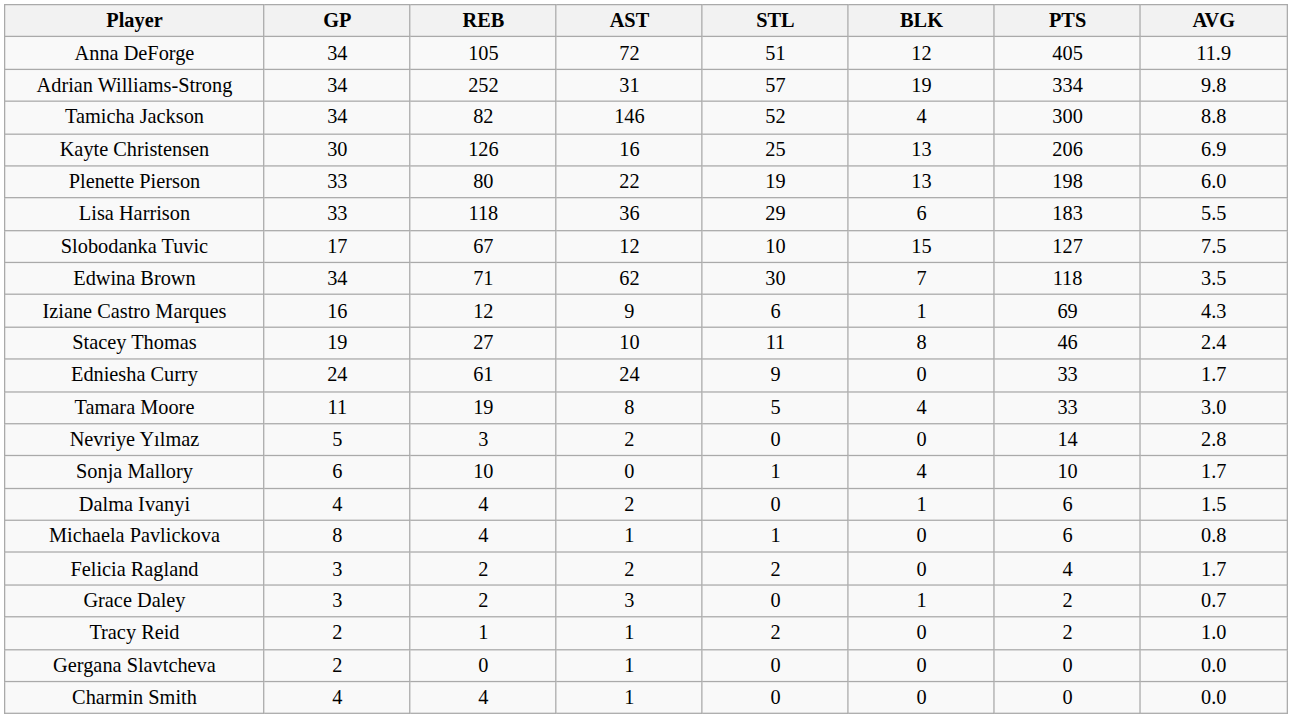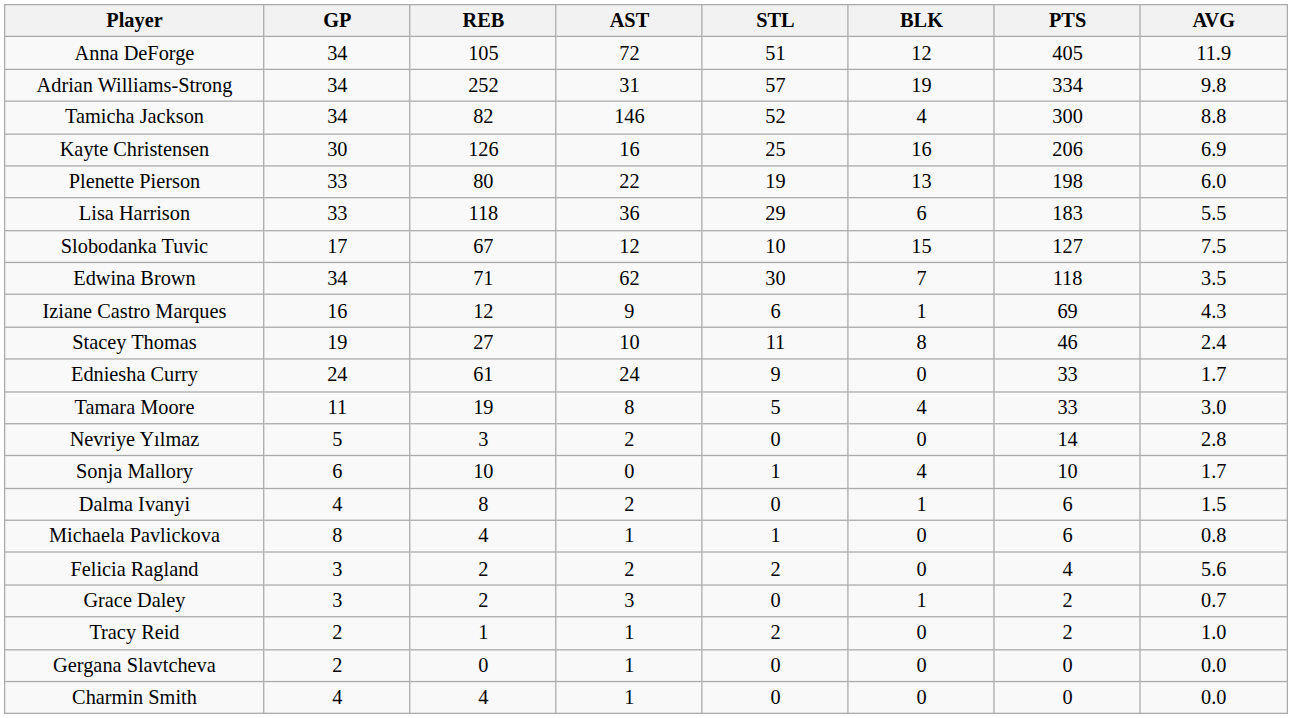(922, 149) 13 -> (922, 149) 16
(483, 504) 4 -> (483, 504) 8
(1214, 568) 1.7 -> (1214, 568) 5.6
